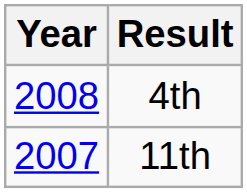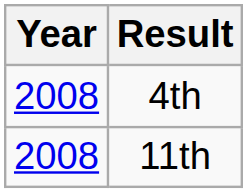(57, 156) 2007 -> (57, 156) 2008
